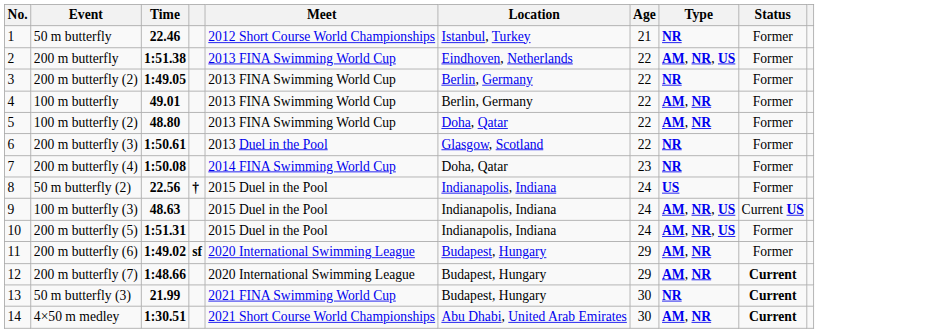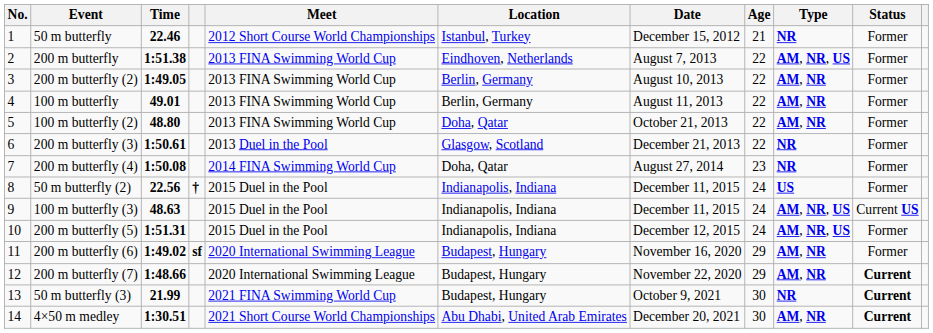+ column: (687, 15)
(672, 79) NR -> (801, 79) AM, NR
